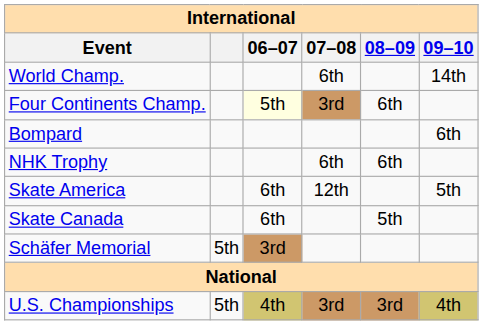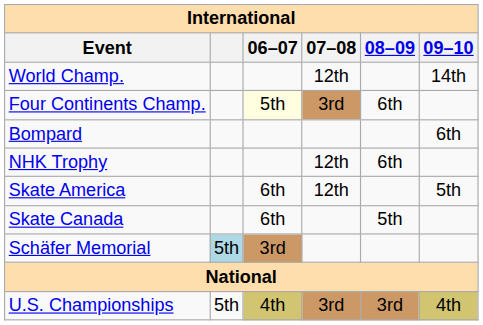(331, 76) 6th -> (331, 76) 12th
(331, 162) 6th -> (331, 162) 12th
(227, 248) no background -> (227, 248) lightblue background
